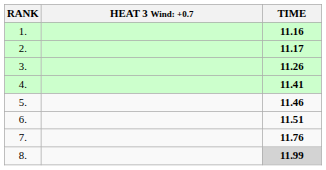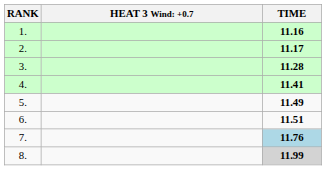(292, 67) 11.26 -> (292, 67) 11.28
(292, 102) 11.46 -> (292, 102) 11.49
(292, 138) no background -> (292, 138) lightblue background
